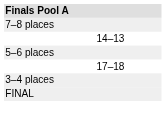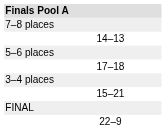+ row: (110, 94)
+ row: (110, 121)
